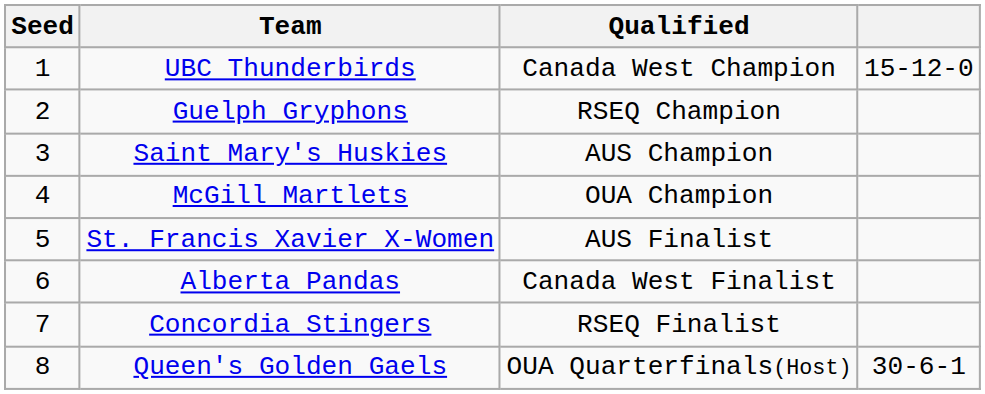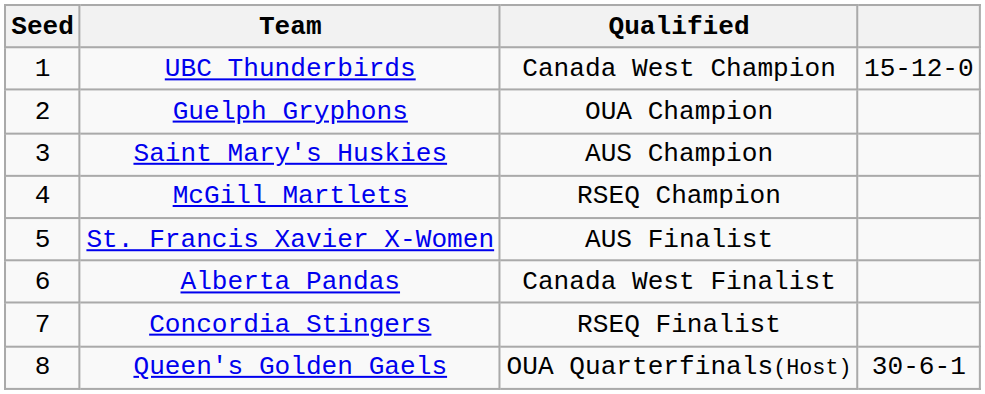(679, 111) RSEQ Champion -> (679, 111) OUA Champion
(679, 197) OUA Champion -> (679, 197) RSEQ Champion
